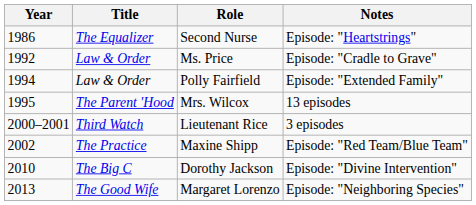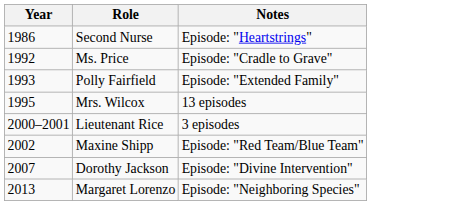- column: (125, 15)
(21, 80) 1994 -> (21, 80) 1993
(21, 168) 2010 -> (21, 168) 2007
